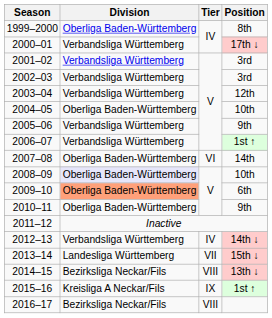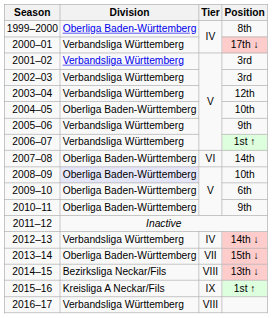(130, 191) lightsalmon background -> (130, 191) no background
(118, 256) Landesliga Württemberg -> (130, 256) Oberliga Baden-Württemberg
(114, 304) Bezirksliga Neckar/Fils -> (123, 304) Verbandsliga Württemberg
